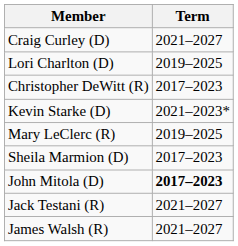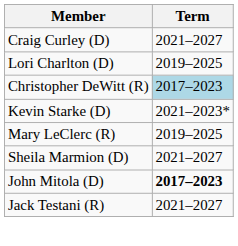(189, 87) no background -> (189, 87) lightblue background
(189, 157) 2017–2023 -> (189, 157) 2021–2027
- row: (58, 228)
